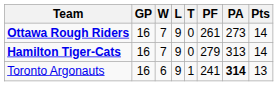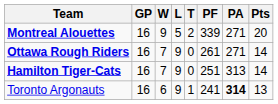+ row: (61, 33)
(236, 33) 273 -> (236, 52) 271
(210, 52) 279 -> (210, 71) 251
